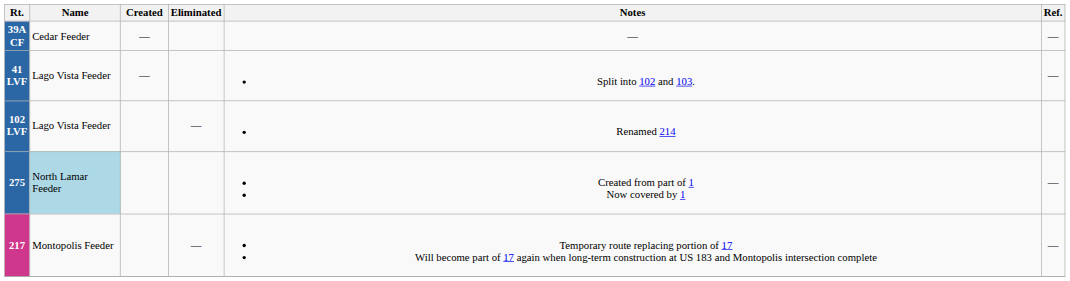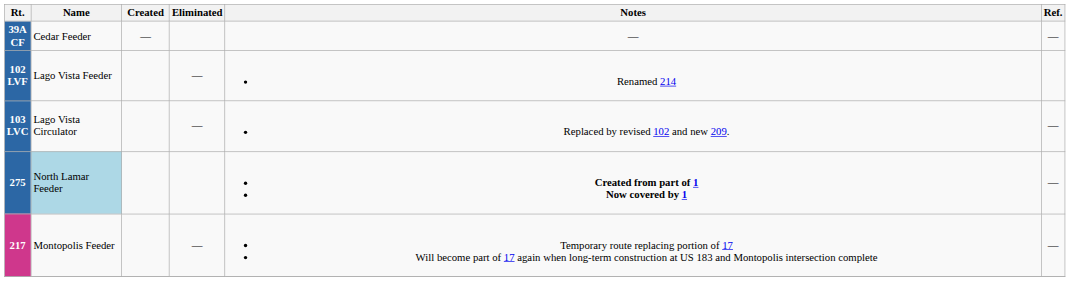- row: (17, 75)
+ row: (18, 126)
(633, 189) normal -> (633, 189) bold
